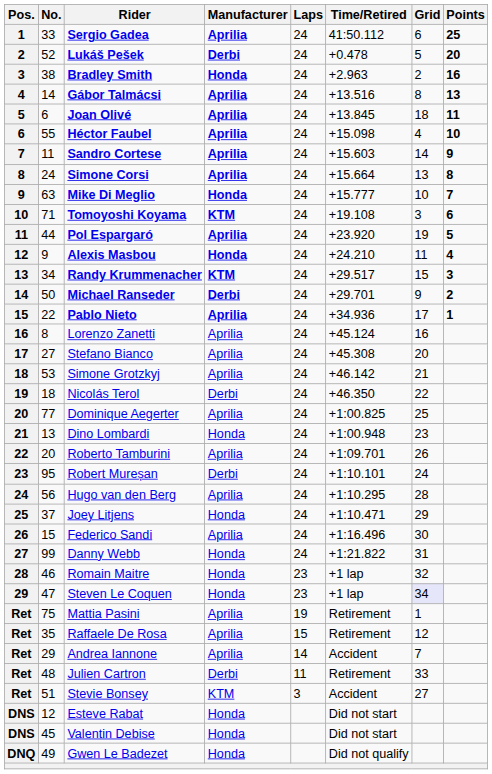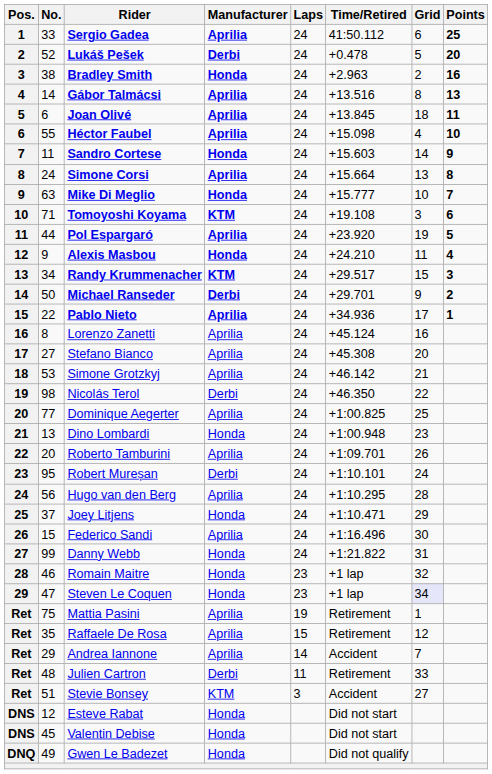(227, 154) Aprilia -> (227, 154) Honda
(48, 394) 18 -> (48, 394) 98
